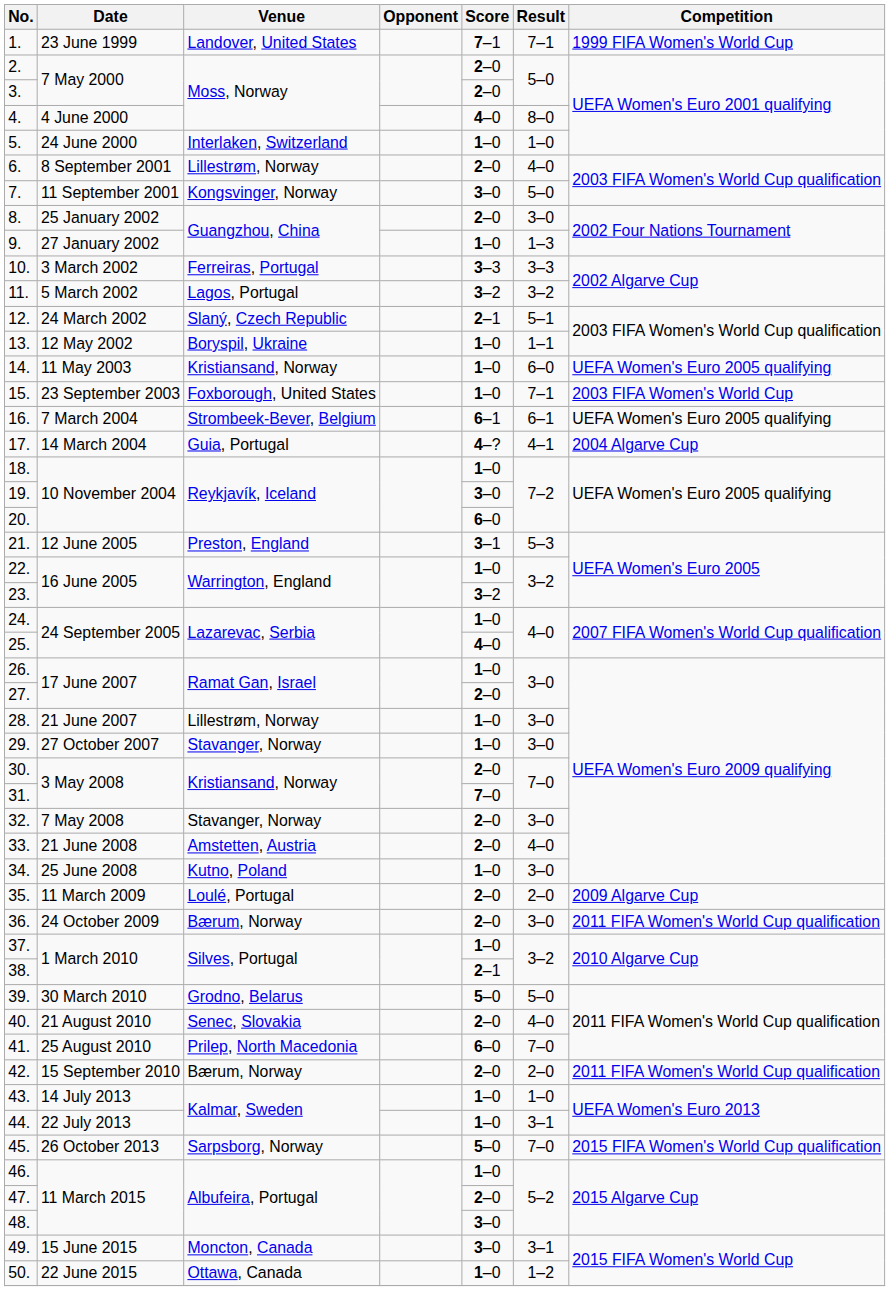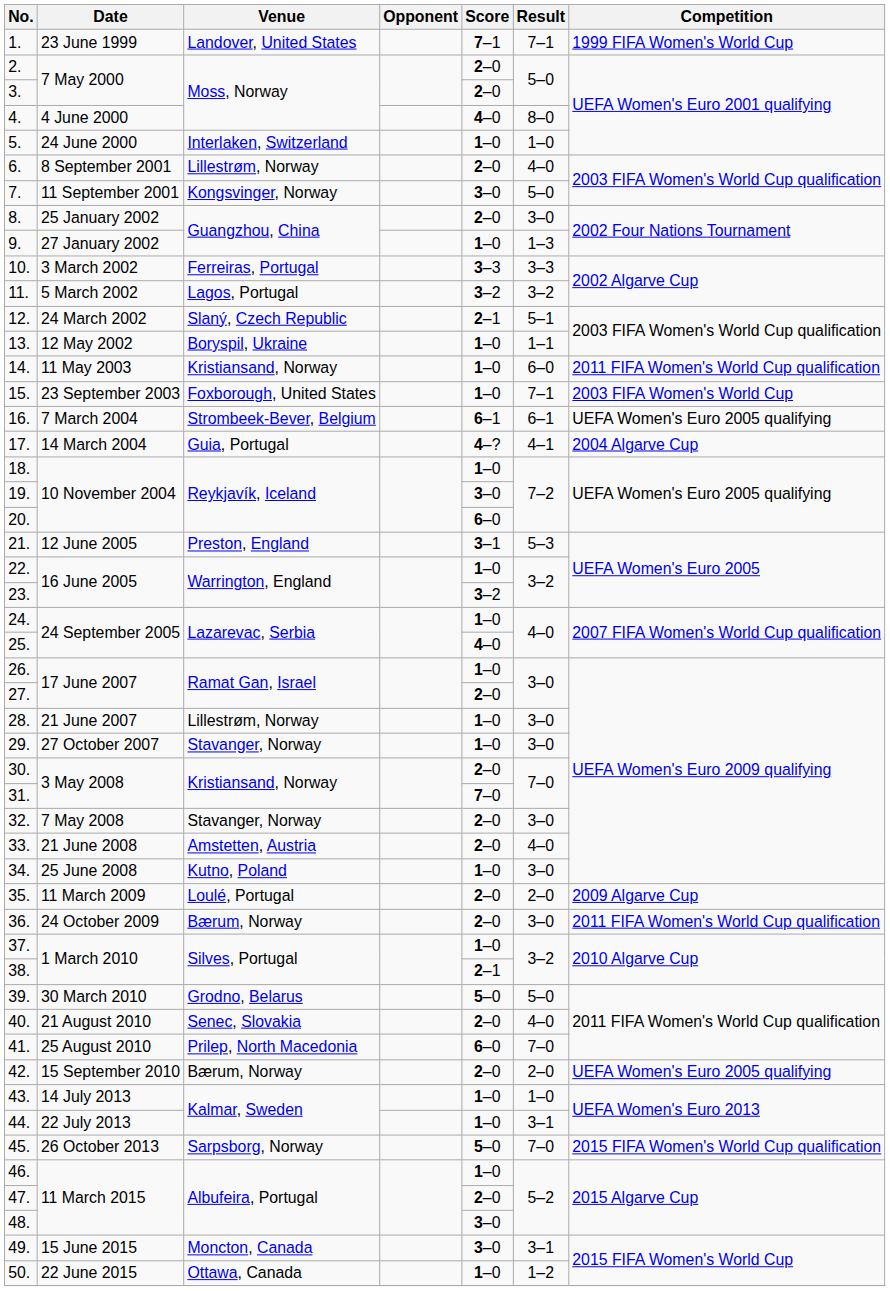(702, 368) UEFA Women's Euro 2005 qualifying -> (726, 368) 2011 FIFA Women's World Cup qualification
(726, 1072) 2011 FIFA Women's World Cup qualification -> (702, 1072) UEFA Women's Euro 2005 qualifying
